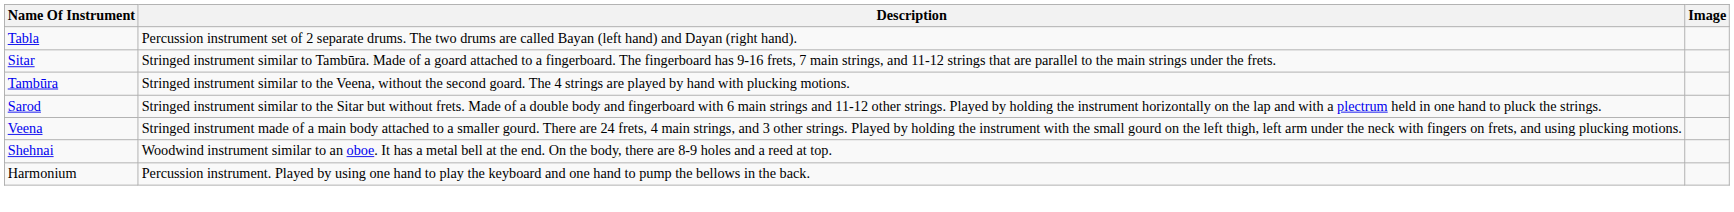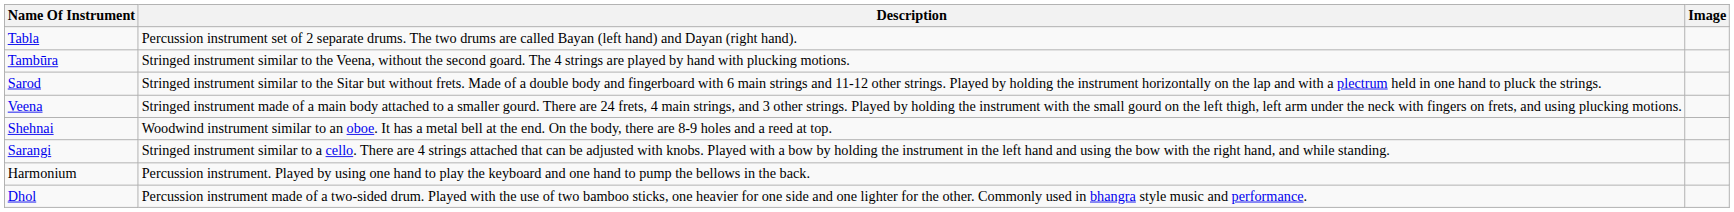- row: (21, 60)
+ row: (29, 151)
+ row: (22, 196)
